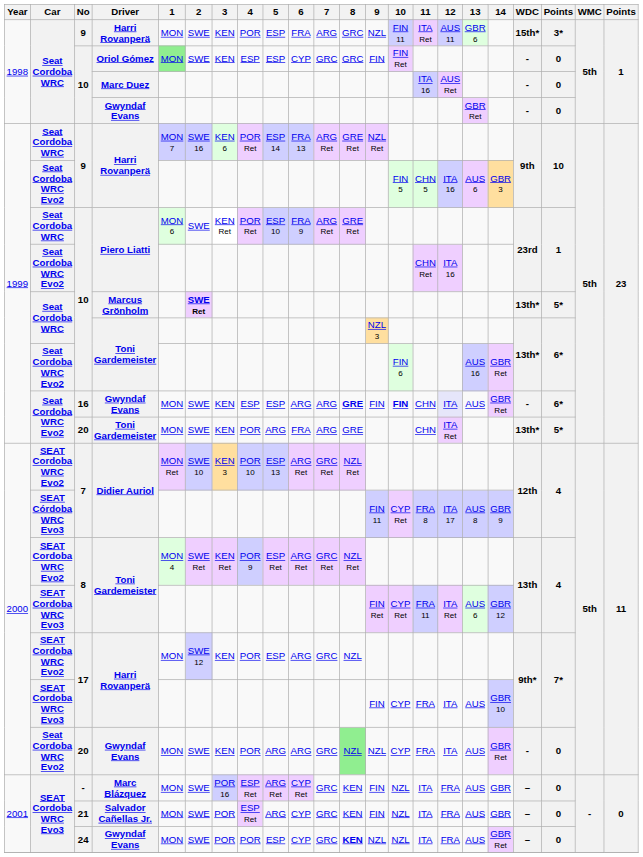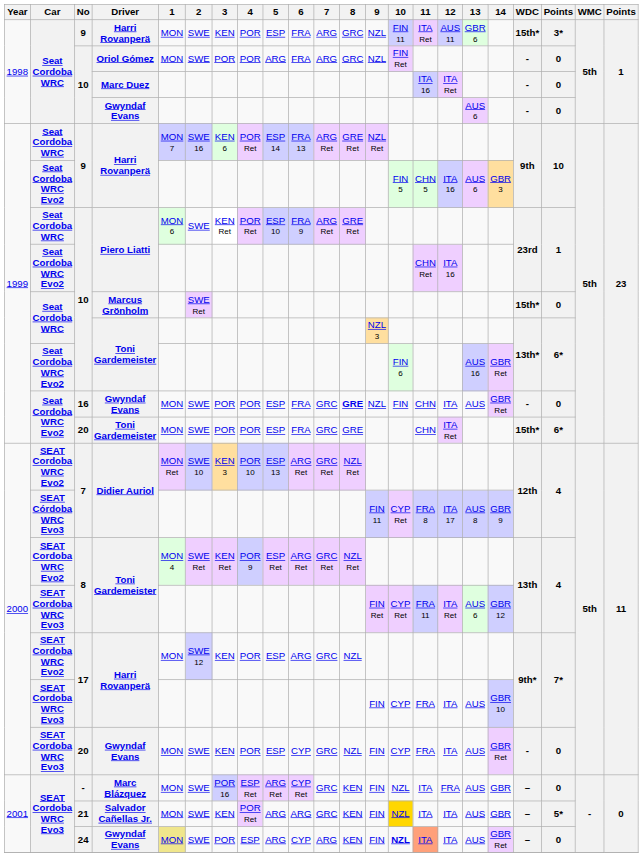(172, 59) lightgreen background -> (172, 59) no background
(225, 59) KEN -> (225, 59) POR
(250, 59) ESP -> (250, 59) POR
(276, 59) ESP -> (276, 59) ARG
(301, 59) CYP -> (301, 59) FRA
(327, 59) GRC -> (327, 59) ARG
(377, 59) FIN -> (377, 59) NZL
(450, 85) AUS Ret -> (450, 85) ITA Ret
(475, 111) GBR Ret -> (475, 111) AUS 6
(199, 305) bold -> (199, 305) normal
(527, 305) 13th* -> (527, 305) 15th*
(558, 305) 5* -> (558, 305) 0
(225, 404) KEN -> (225, 404) POR
(250, 404) ESP -> (250, 404) POR
(301, 404) ARG -> (301, 404) FRA
(327, 404) ARG -> (327, 404) GRC
(377, 404) FIN -> (377, 404) NZL
(401, 404) bold -> (401, 404) normal
(450, 404) lavender background -> (450, 404) no background
(558, 404) 6* -> (558, 404) 0
(225, 430) KEN -> (225, 430) POR
(276, 430) ARG -> (276, 430) ESP
(327, 430) ARG -> (327, 430) GRC
(527, 430) 13th* -> (527, 430) 15th*
(558, 430) 5* -> (558, 430) 6*
(52, 751) Seat Cordoba WRC Evo2 -> (52, 751) SEAT Cordoba WRC Evo3
(276, 751) ARG -> (276, 751) ESP
(301, 751) ARG -> (301, 751) CYP
(353, 751) lightgreen background -> (353, 751) no background
(377, 751) NZL -> (377, 751) FIN
(225, 814) POR -> (225, 814) KEN
(250, 814) ESP Ret -> (250, 814) POR Ret
(301, 814) CYP -> (301, 814) ARG
(401, 814) no background -> (401, 814) gold background
(450, 814) FRA -> (450, 814) ITA
(558, 814) 0 -> (558, 814) 5*
(172, 840) no background -> (172, 840) khaki background
(250, 840) POR -> (250, 840) ESP
(276, 840) ESP -> (276, 840) ARG
(327, 840) GRC -> (327, 840) ARG
(353, 840) bold -> (353, 840) normal
(377, 840) NZL -> (377, 840) FIN
(401, 840) normal -> (401, 840) bold
(425, 840) no background -> (425, 840) lightsalmon background
(450, 840) FRA -> (450, 840) ITA
